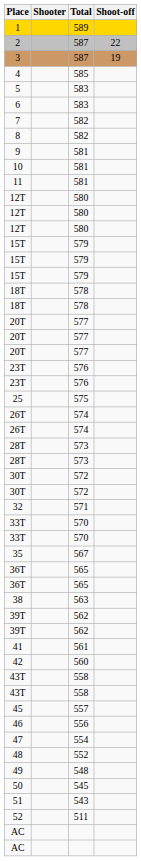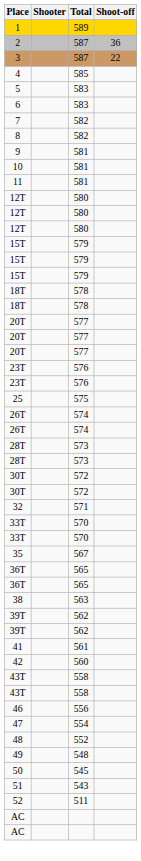(115, 43) 22 -> (115, 43) 36
(115, 58) 19 -> (115, 58) 22
- row: (18, 708)
